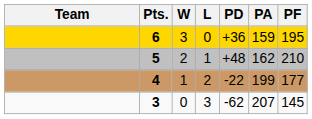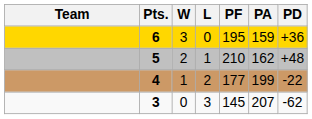columns swapped: (293, 15) <-> (234, 15)
